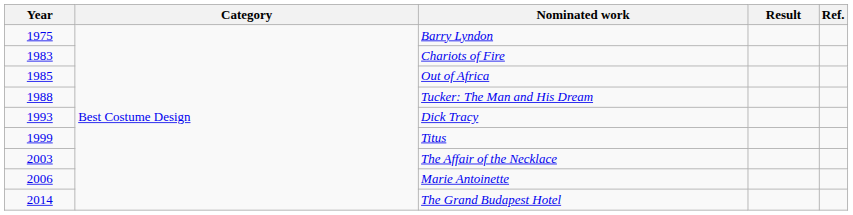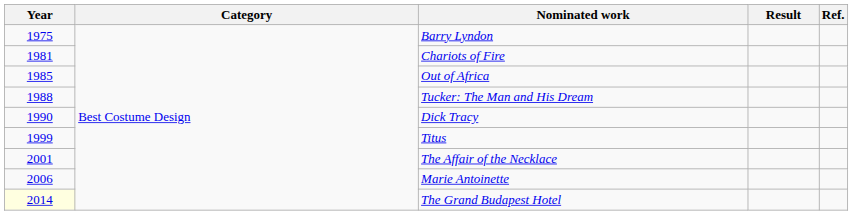(40, 55) 1983 -> (40, 55) 1981
(40, 117) 1993 -> (40, 117) 1990
(40, 158) 2003 -> (40, 158) 2001
(40, 199) no background -> (40, 199) lightyellow background
